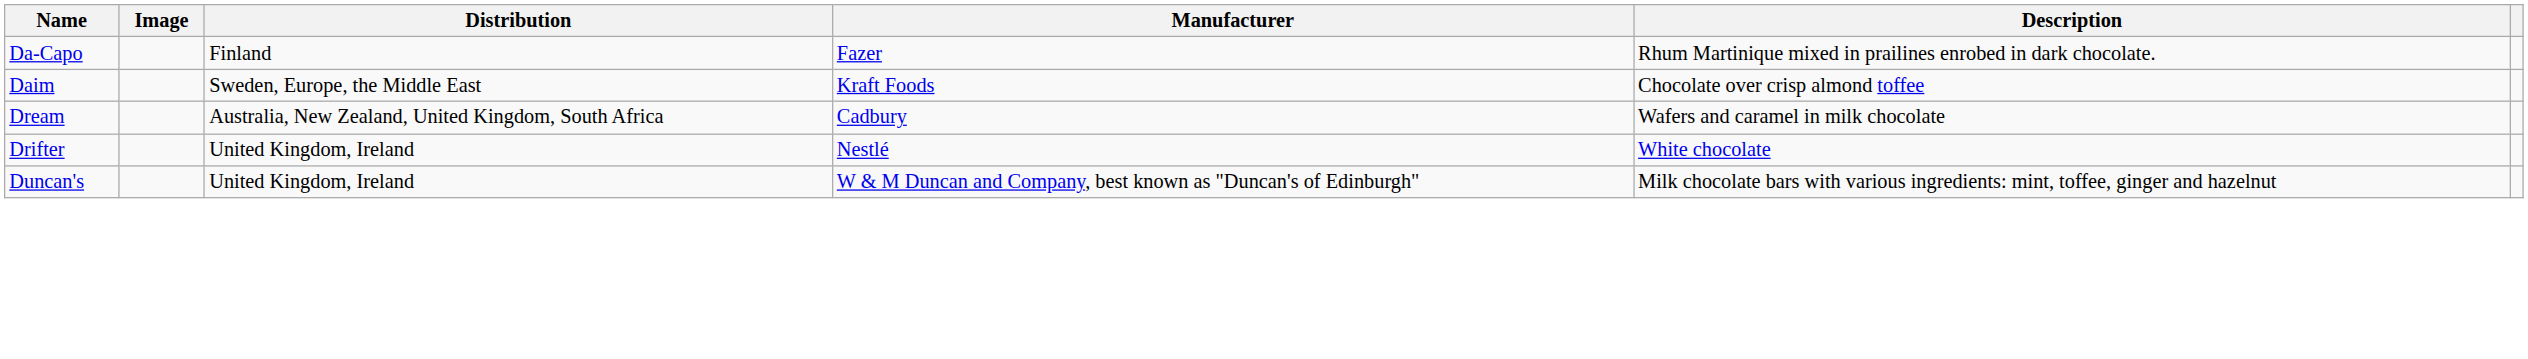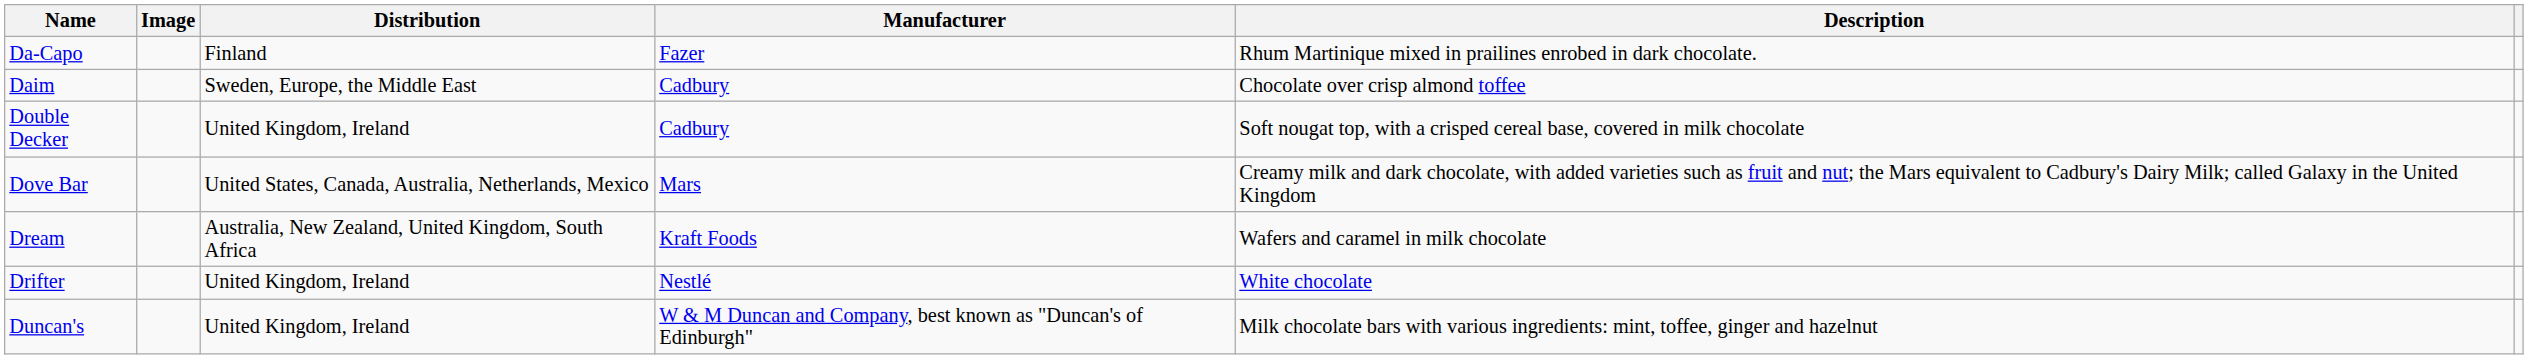(886, 85) Kraft Foods -> (694, 85) Cadbury
+ row: (39, 128)
+ row: (49, 183)
(872, 117) Cadbury -> (708, 238) Kraft Foods
